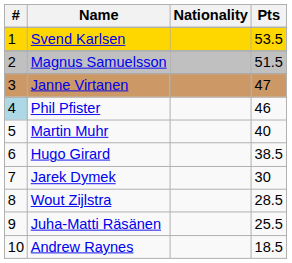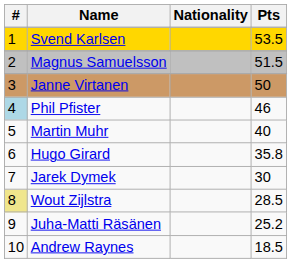(263, 85) 47 -> (263, 85) 50
(269, 154) 38.5 -> (269, 154) 35.8
(12, 200) no background -> (12, 200) khaki background
(269, 223) 25.5 -> (269, 223) 25.2
